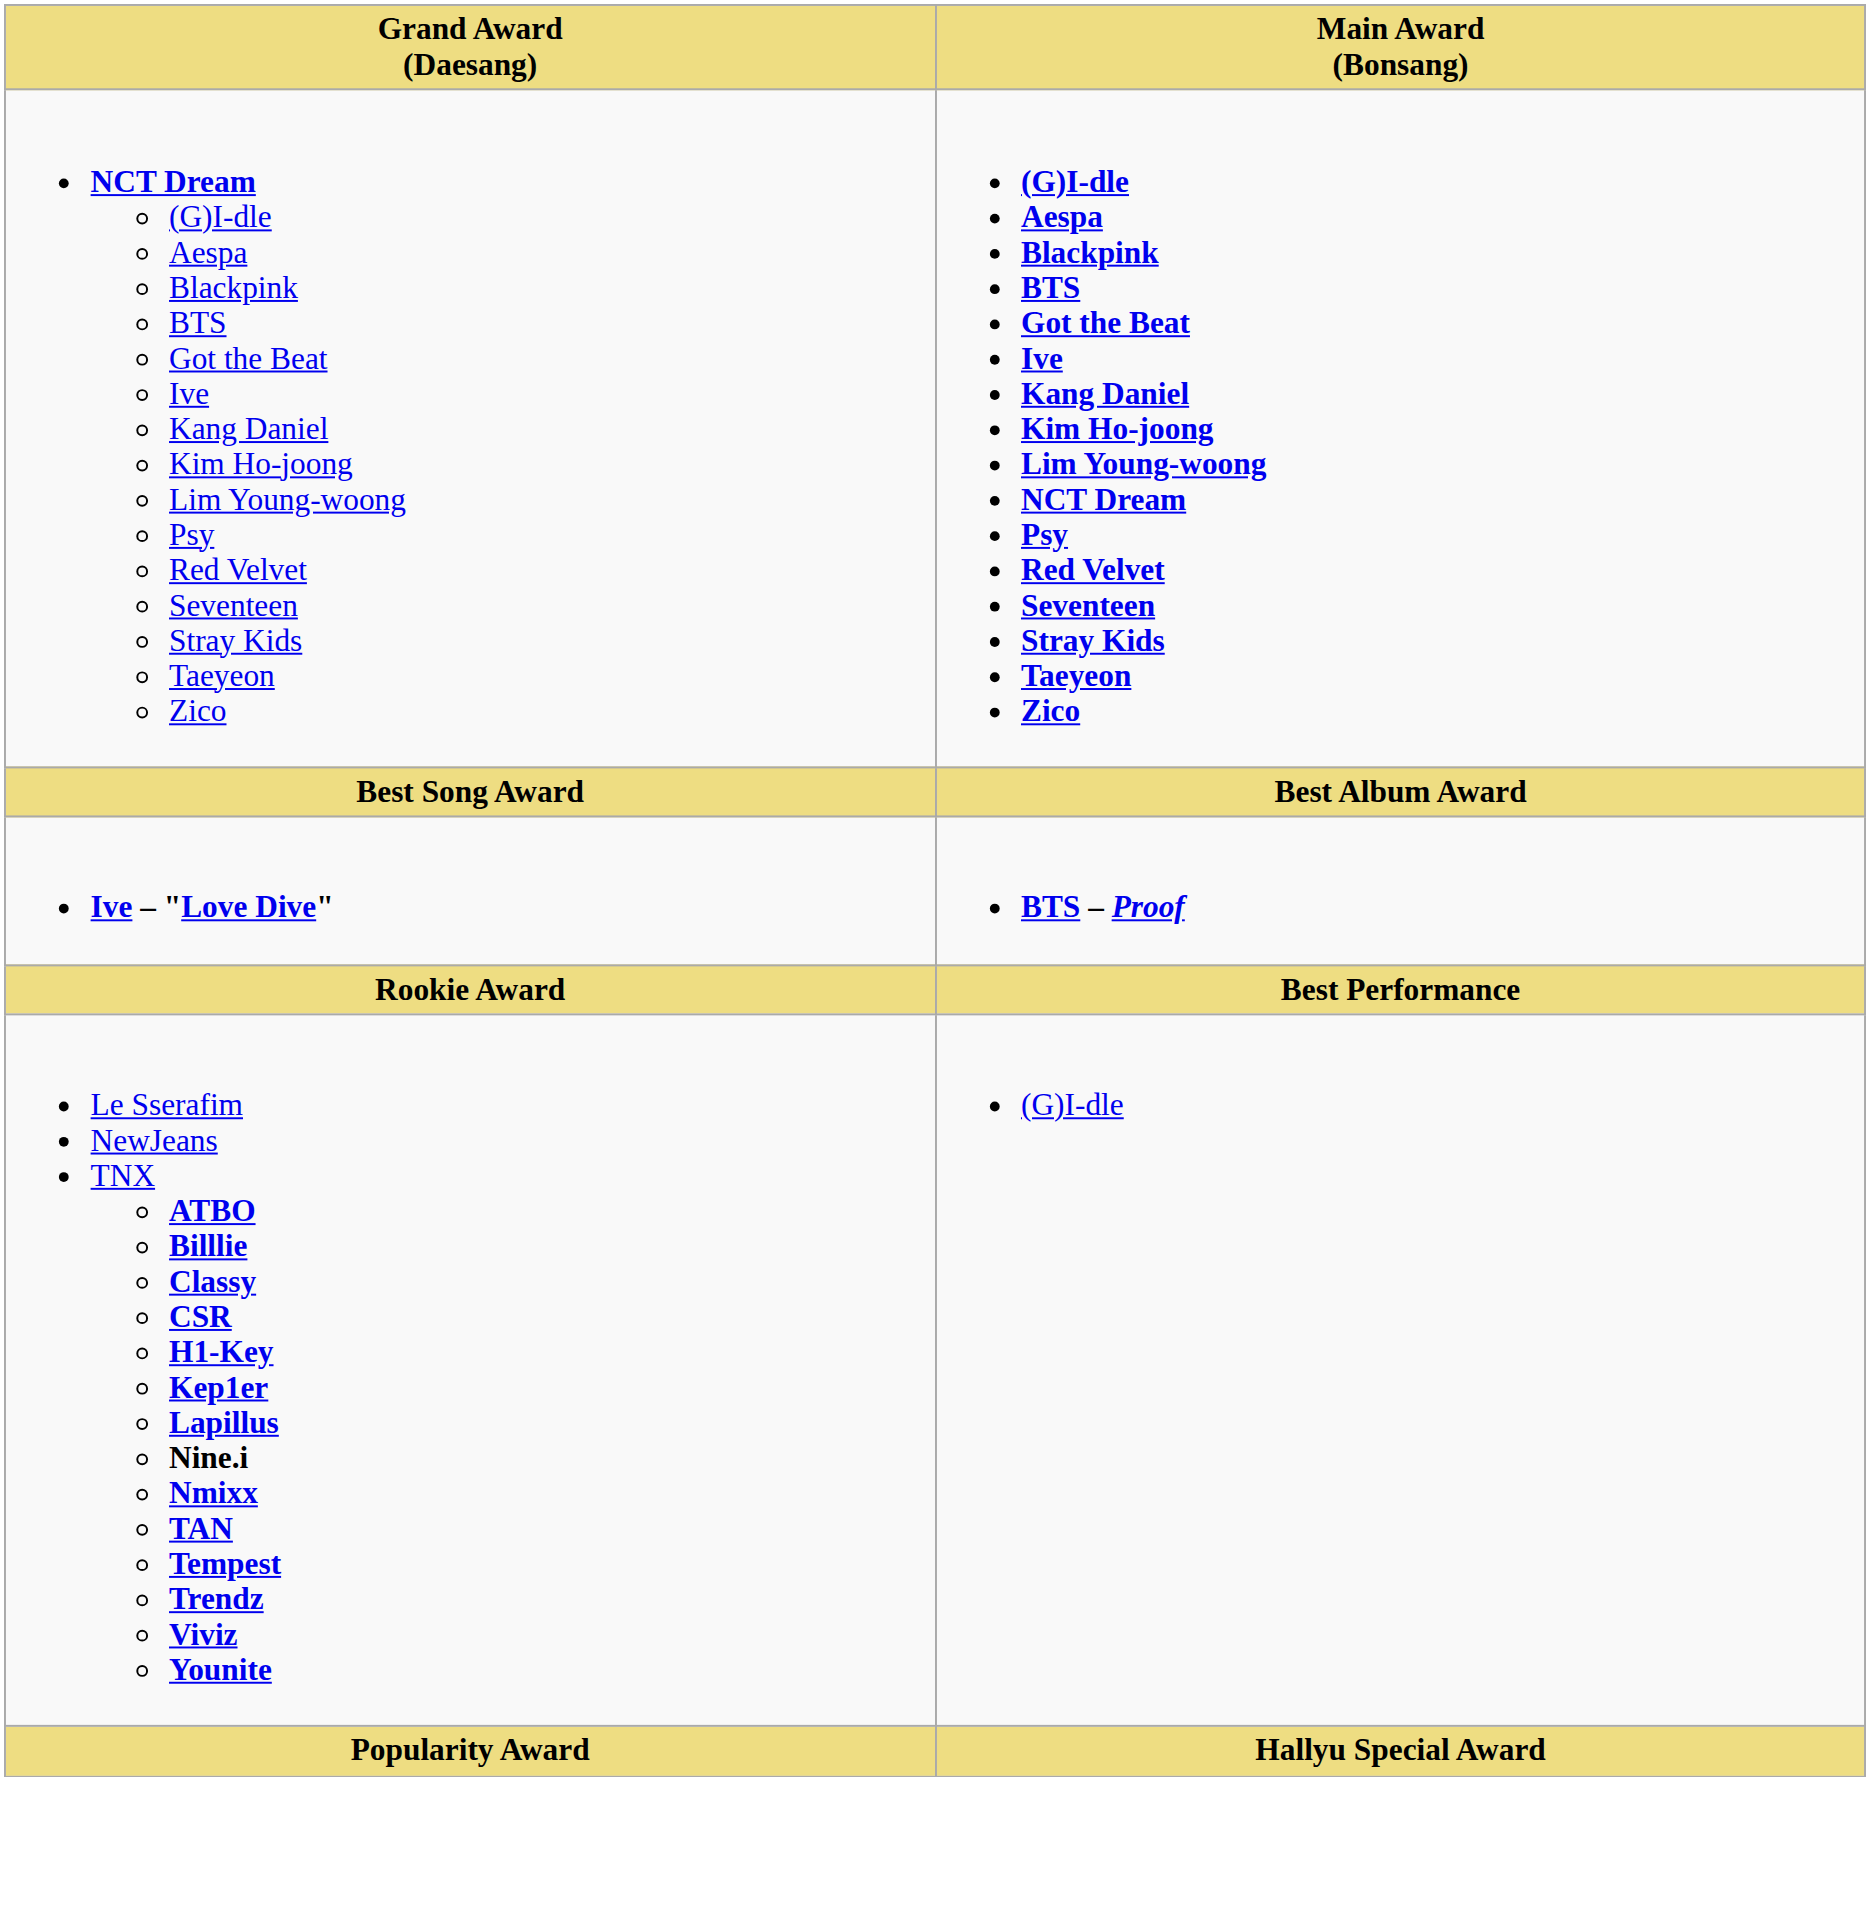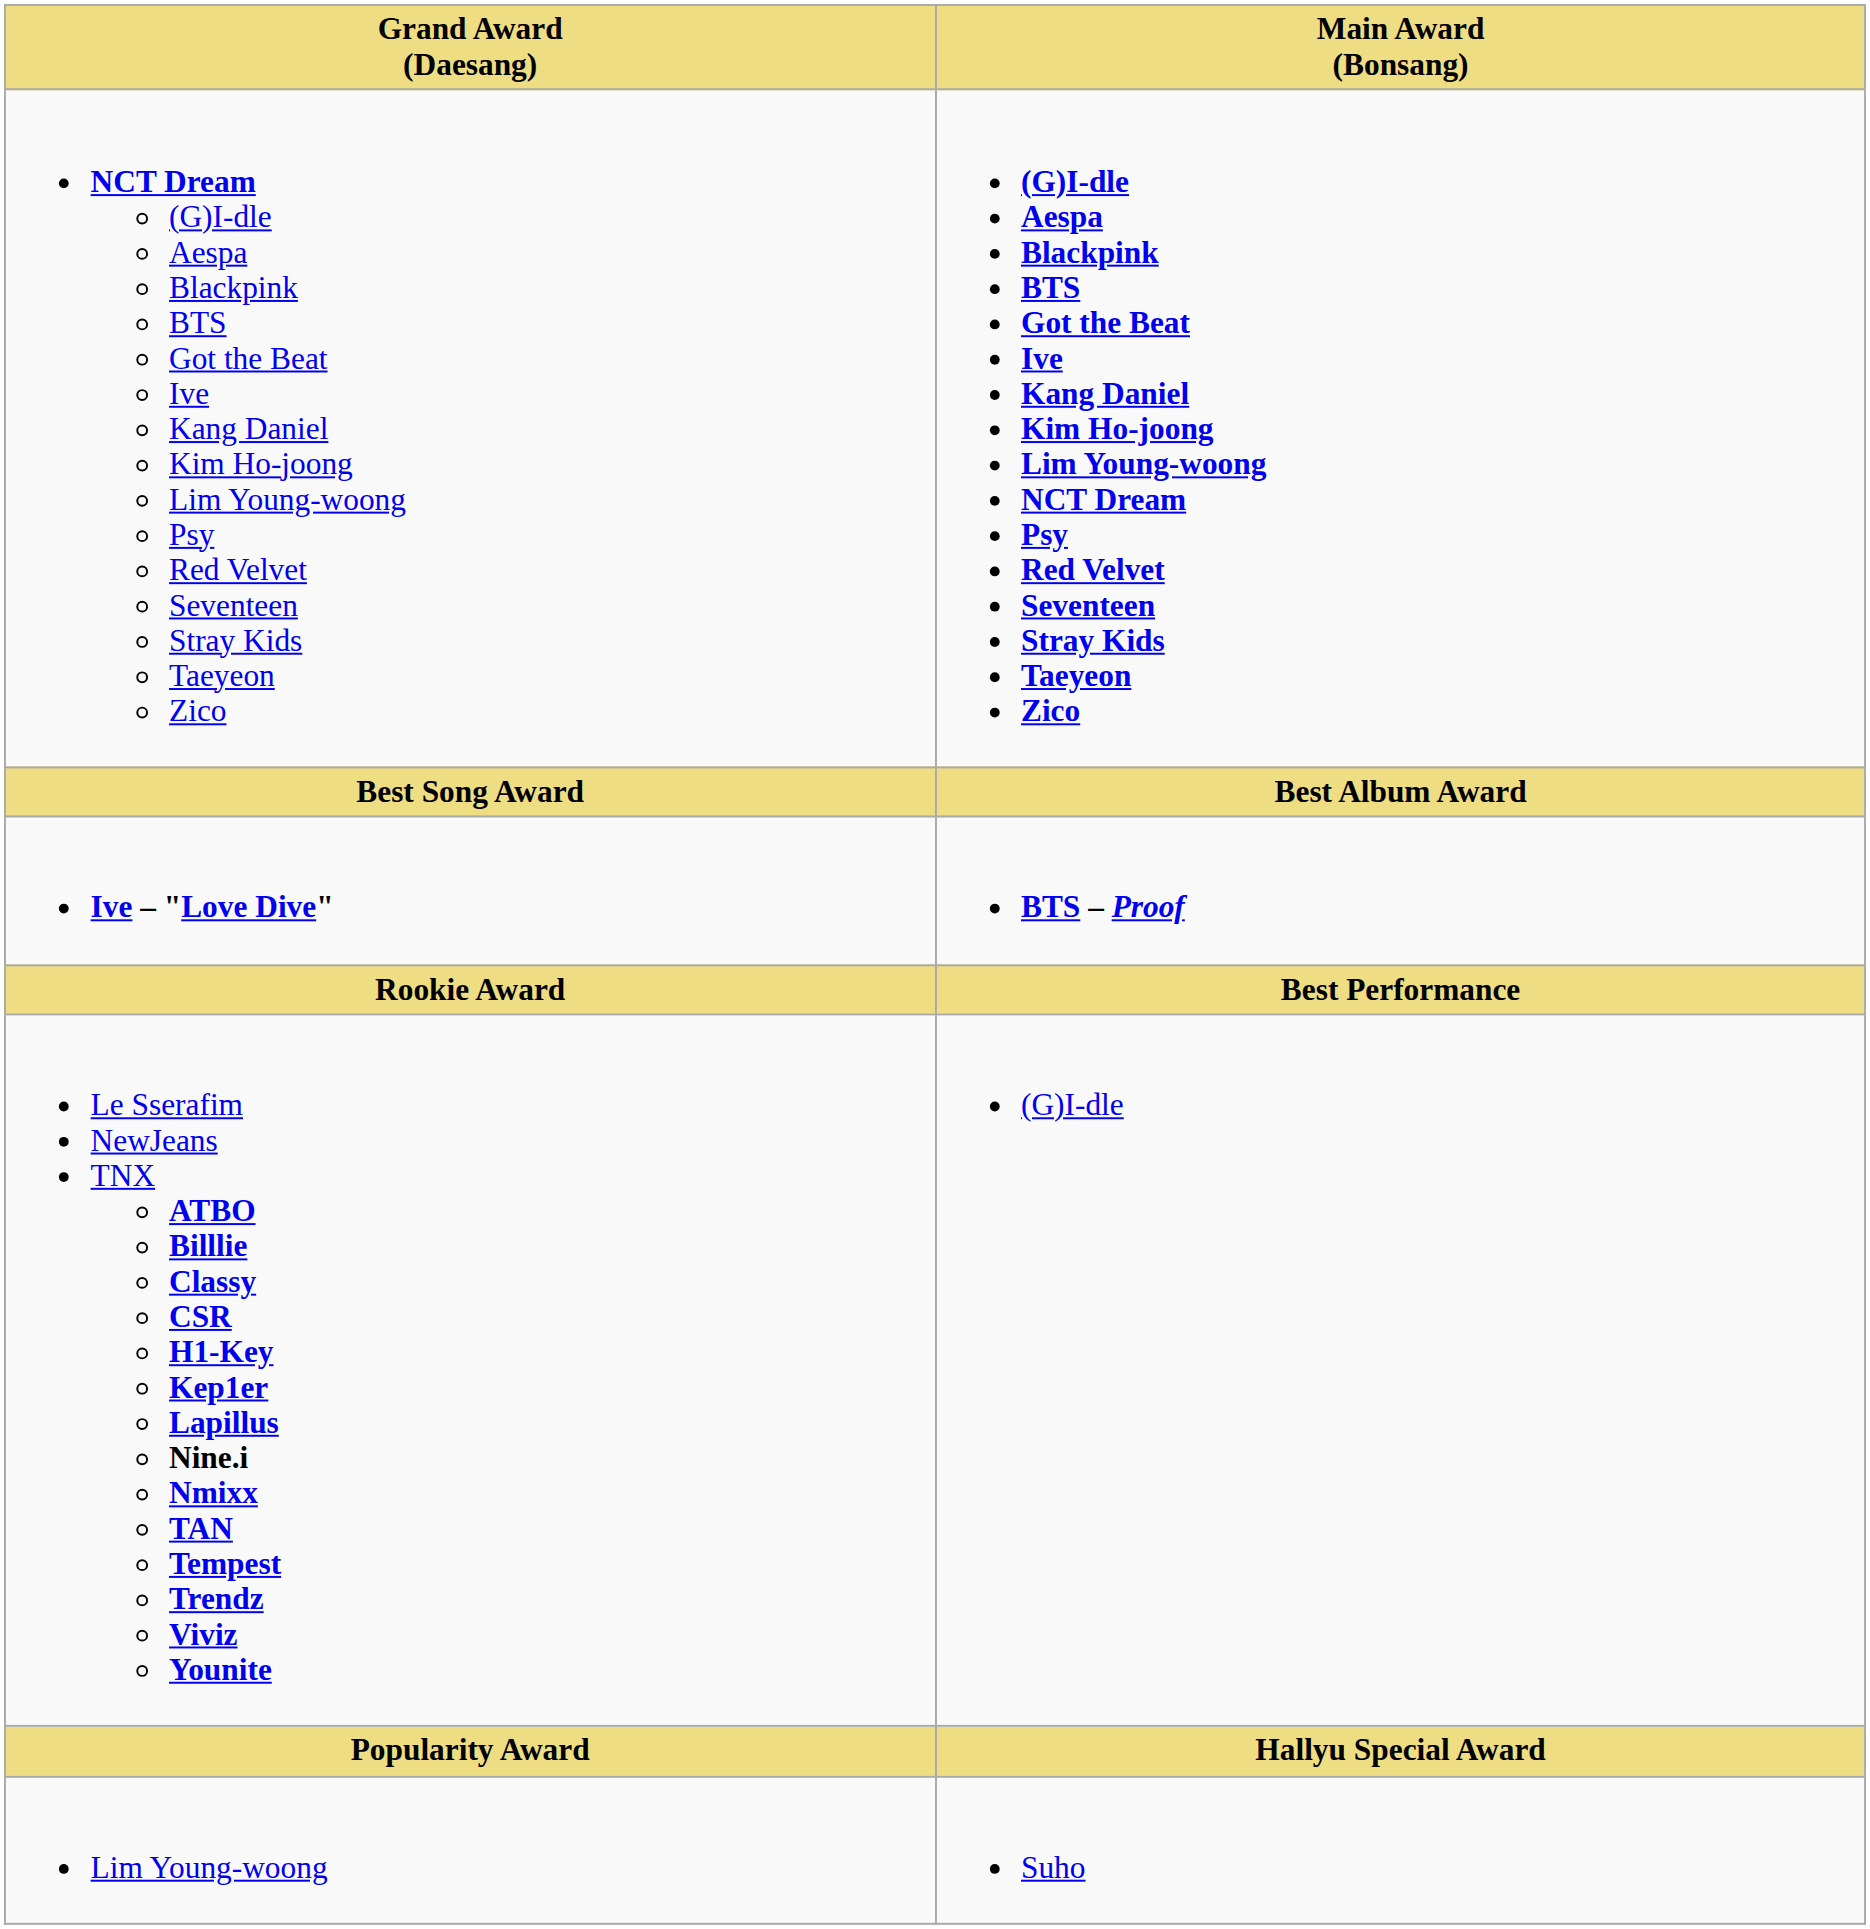+ row: (470, 1868)
